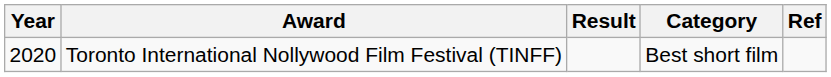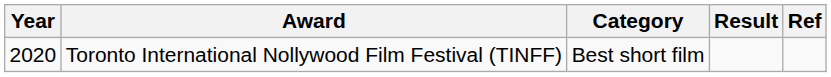columns swapped: (712, 21) <-> (604, 21)
